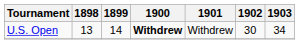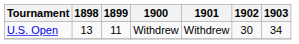(116, 31) 14 -> (116, 31) 11
(158, 31) bold -> (156, 31) normal
